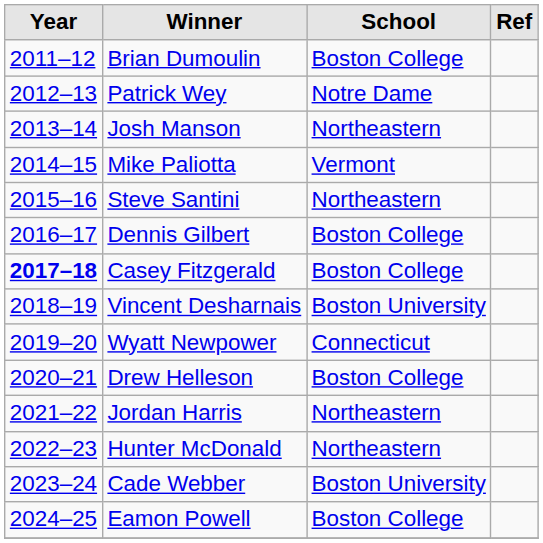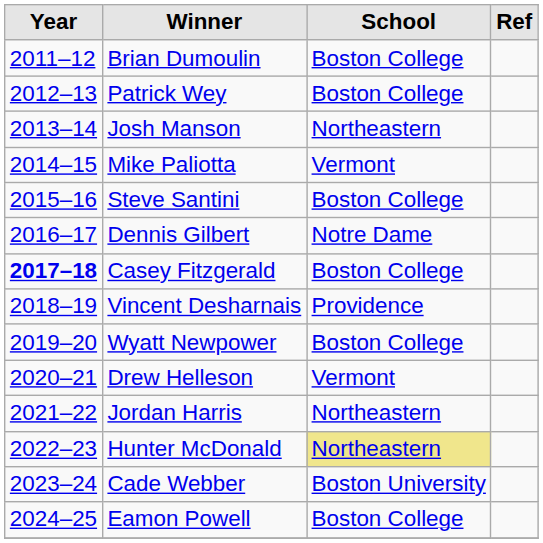(372, 93) Notre Dame -> (388, 93) Boston College
(376, 199) Northeastern -> (388, 199) Boston College
(388, 235) Boston College -> (372, 235) Notre Dame
(399, 306) Boston University -> (368, 306) Providence
(371, 341) Connecticut -> (388, 341) Boston College
(388, 377) Boston College -> (353, 377) Vermont
(376, 448) no background -> (376, 448) khaki background
